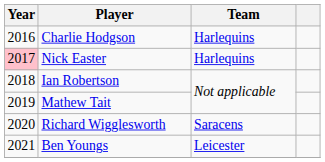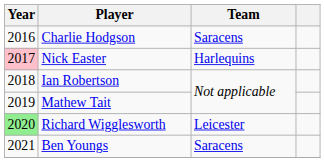(224, 37) Harlequins -> (218, 37) Saracens
(21, 124) no background -> (21, 124) lightgreen background
(218, 124) Saracens -> (219, 124) Leicester
(219, 146) Leicester -> (218, 146) Saracens
